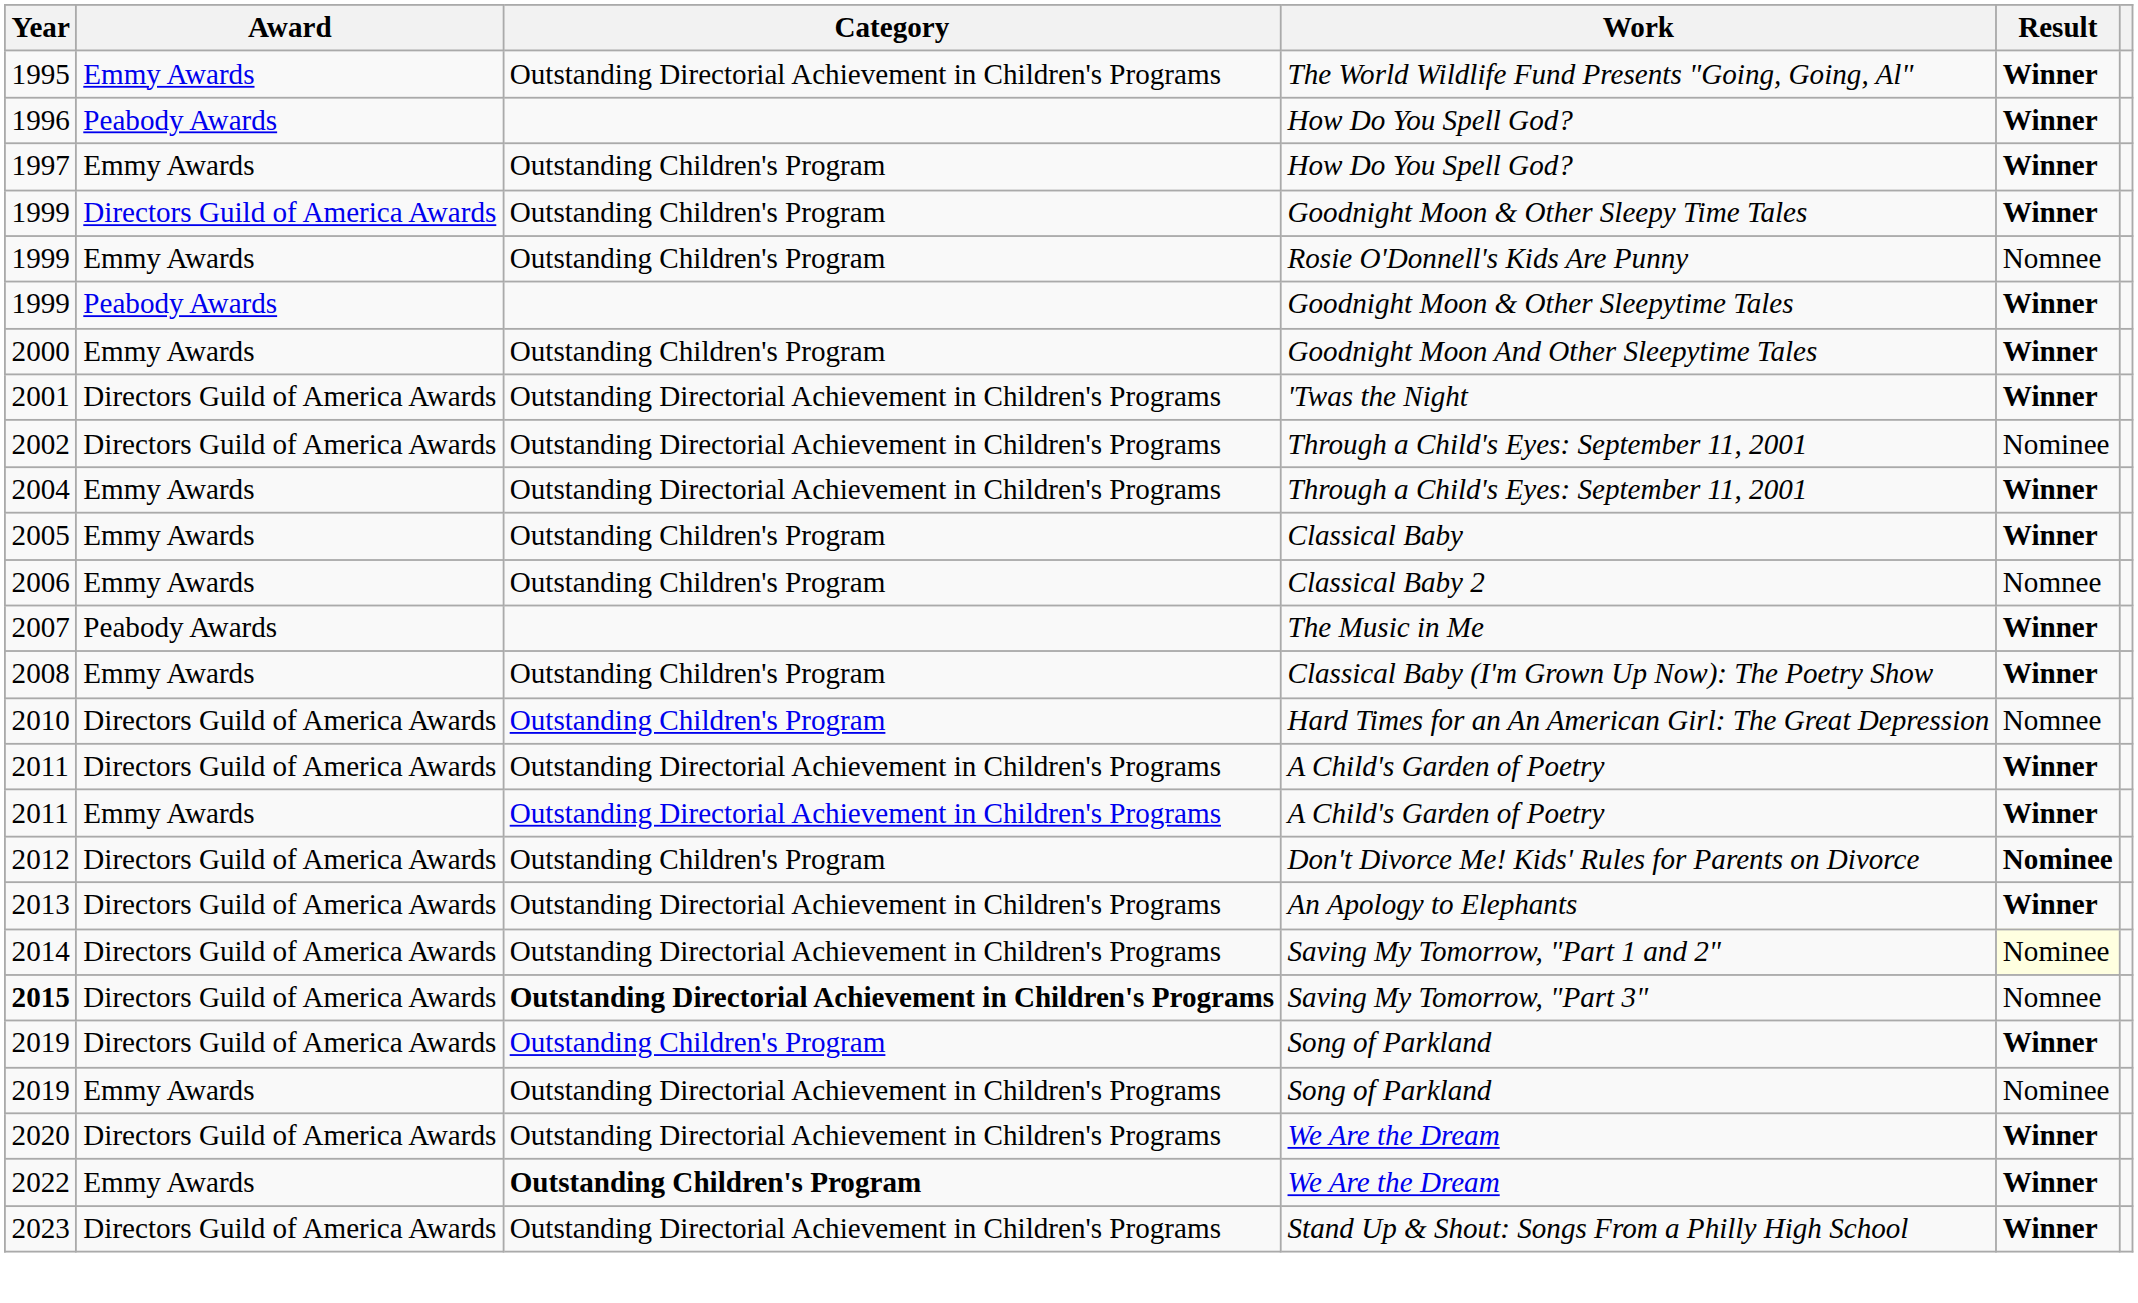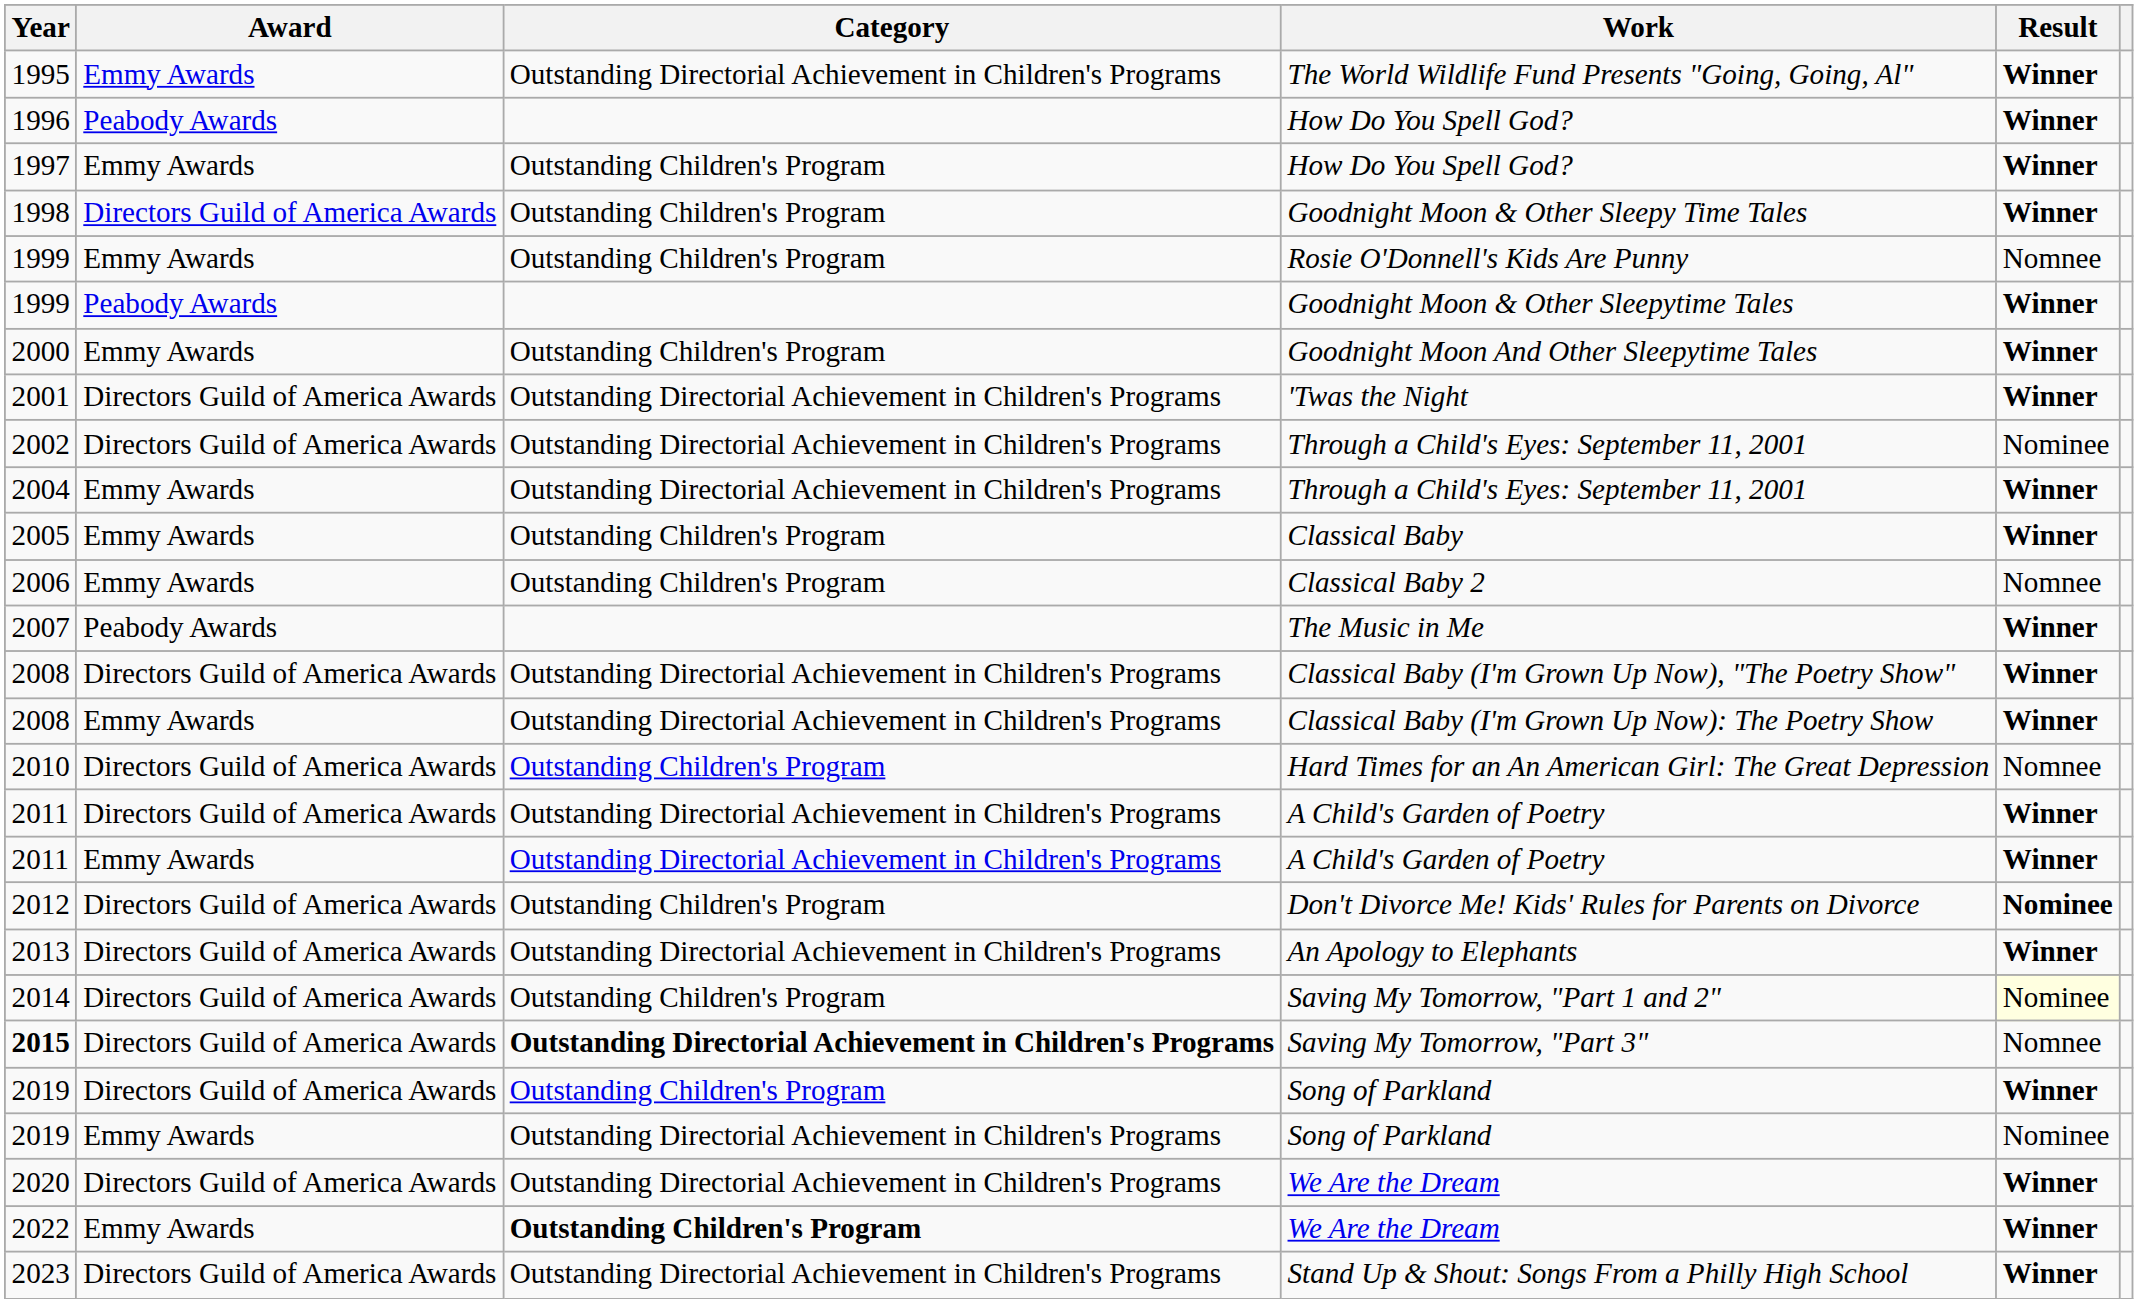(41, 212) 1999 -> (41, 212) 1998
+ row: (290, 674)
(698, 674) Outstanding Children's Program -> (865, 720) Outstanding Directorial Achievement in Children's Programs
(865, 951) Outstanding Directorial Achievement in Children's Programs -> (698, 997) Outstanding Children's Program
